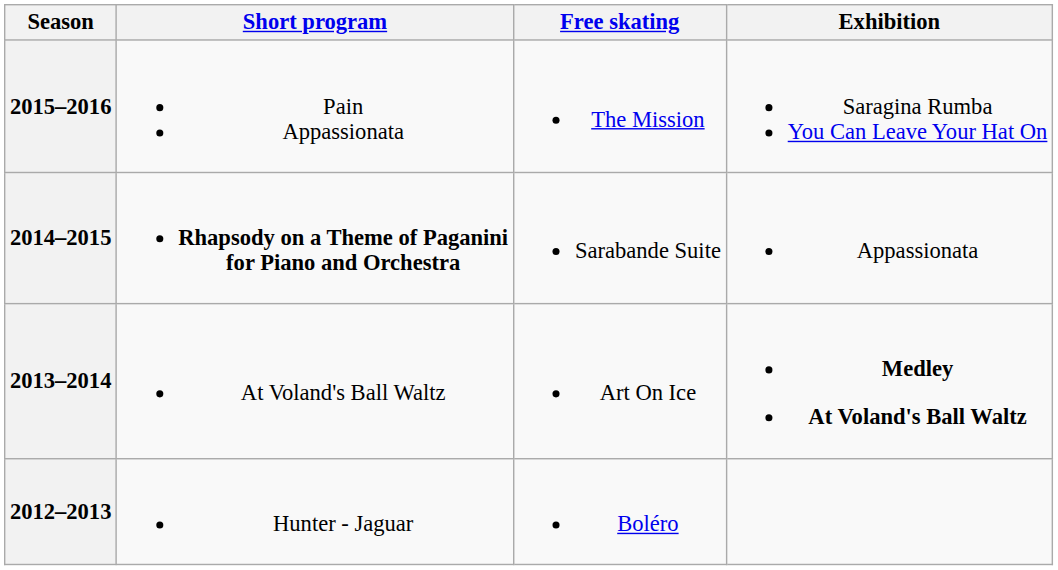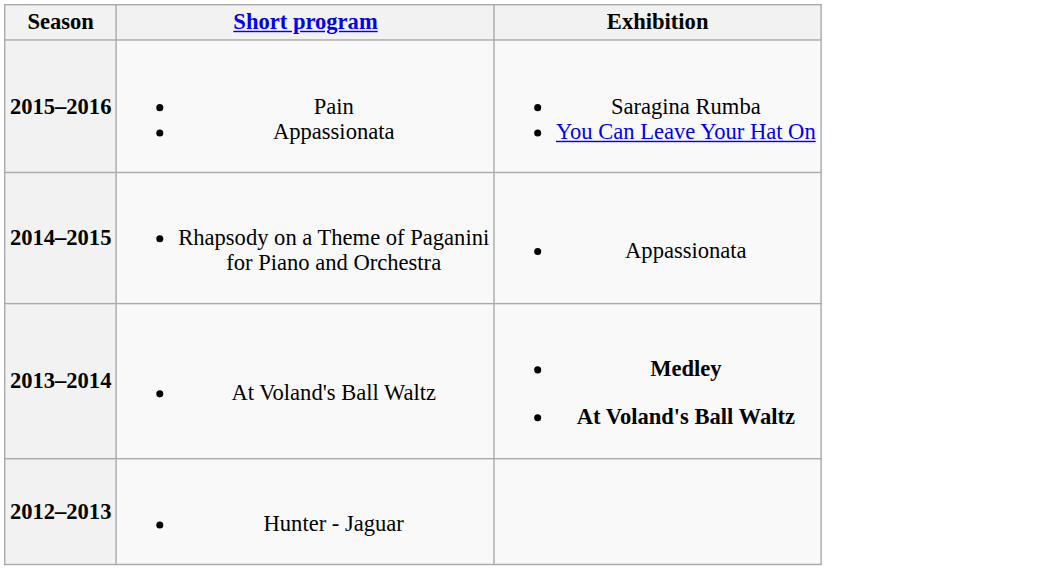- column: (620, 22)
(315, 251) bold -> (306, 251) normal
